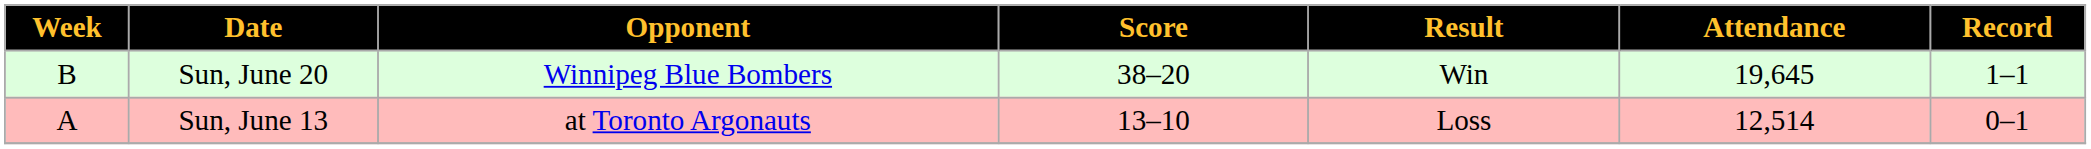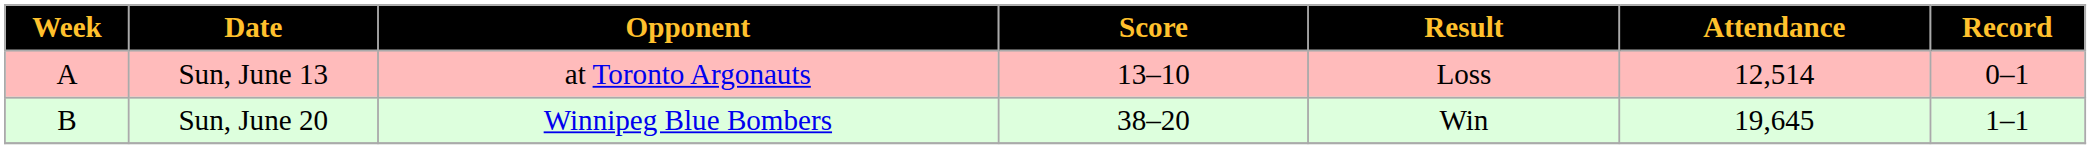rows swapped: (253, 119) <-> (253, 73)
